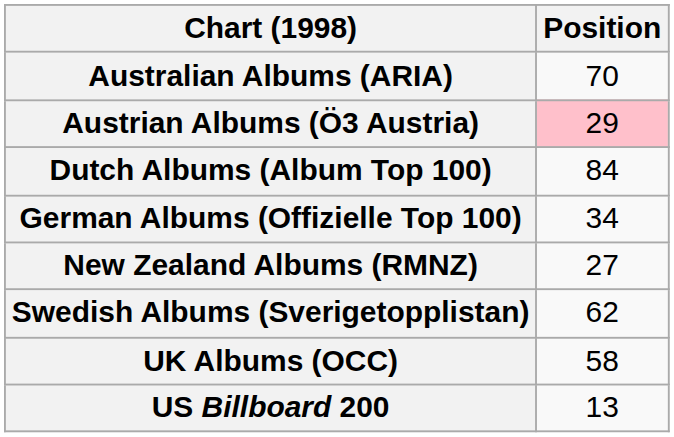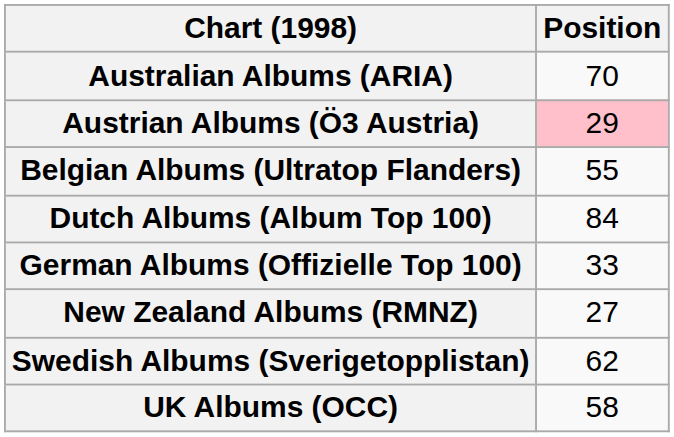+ row: (271, 170)
(602, 218) 34 -> (602, 265) 33
- row: (271, 407)
